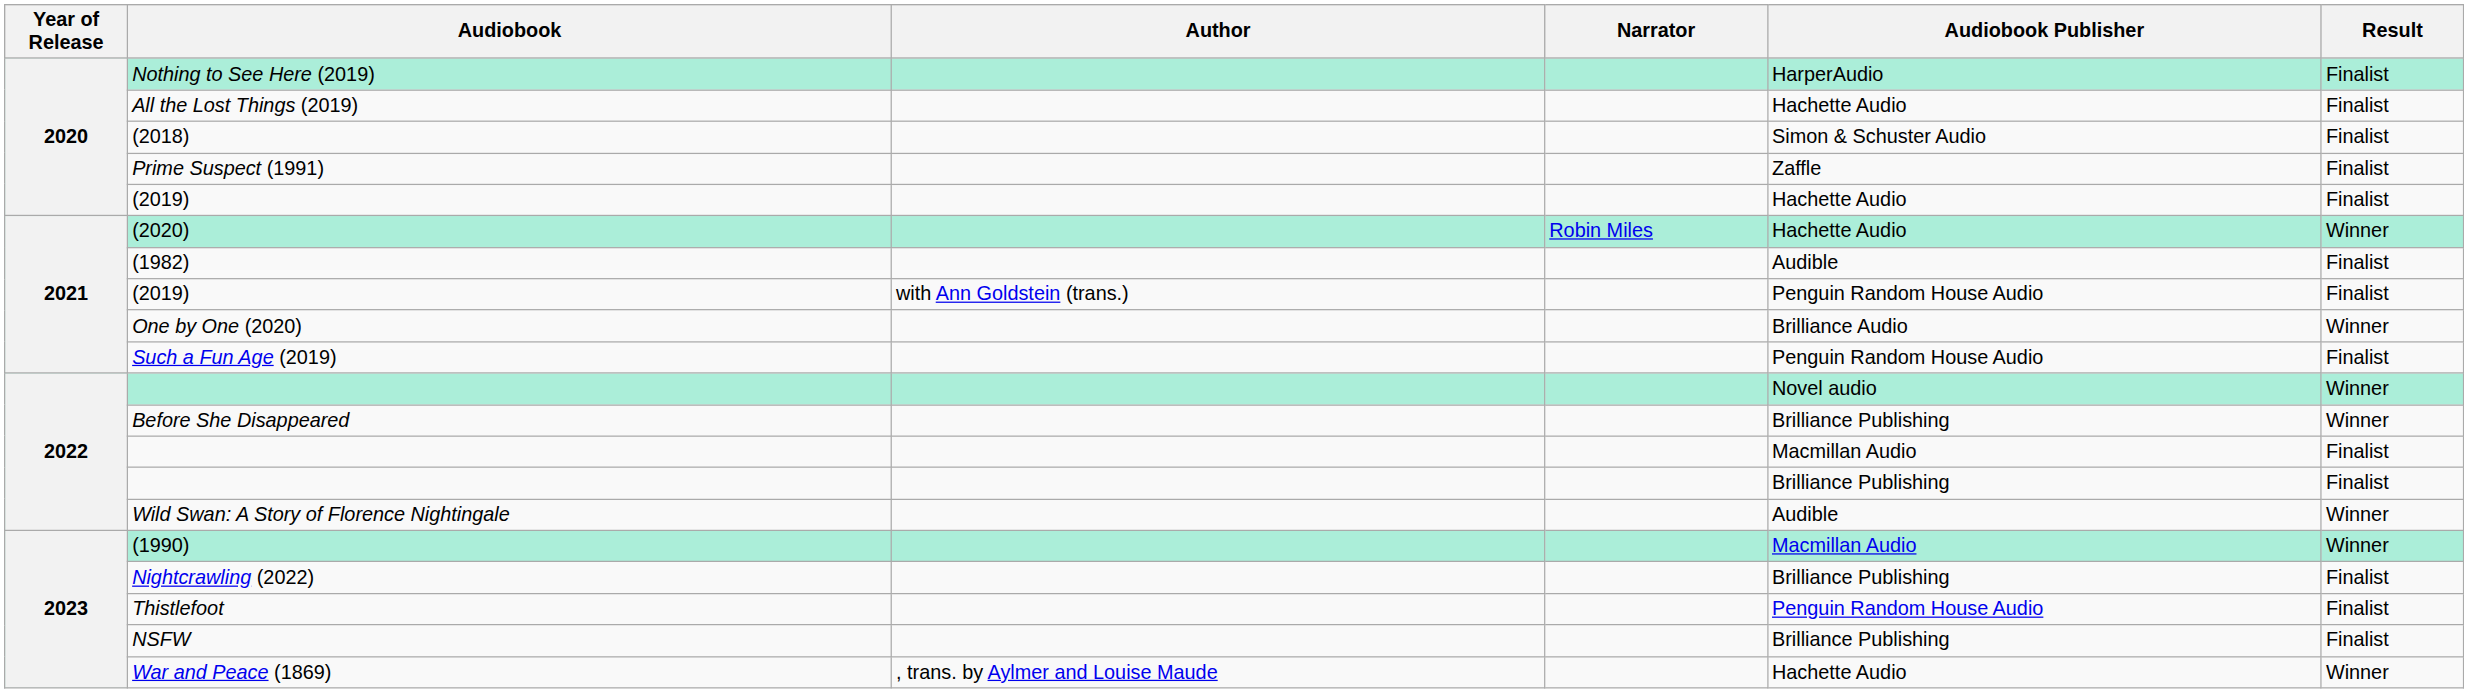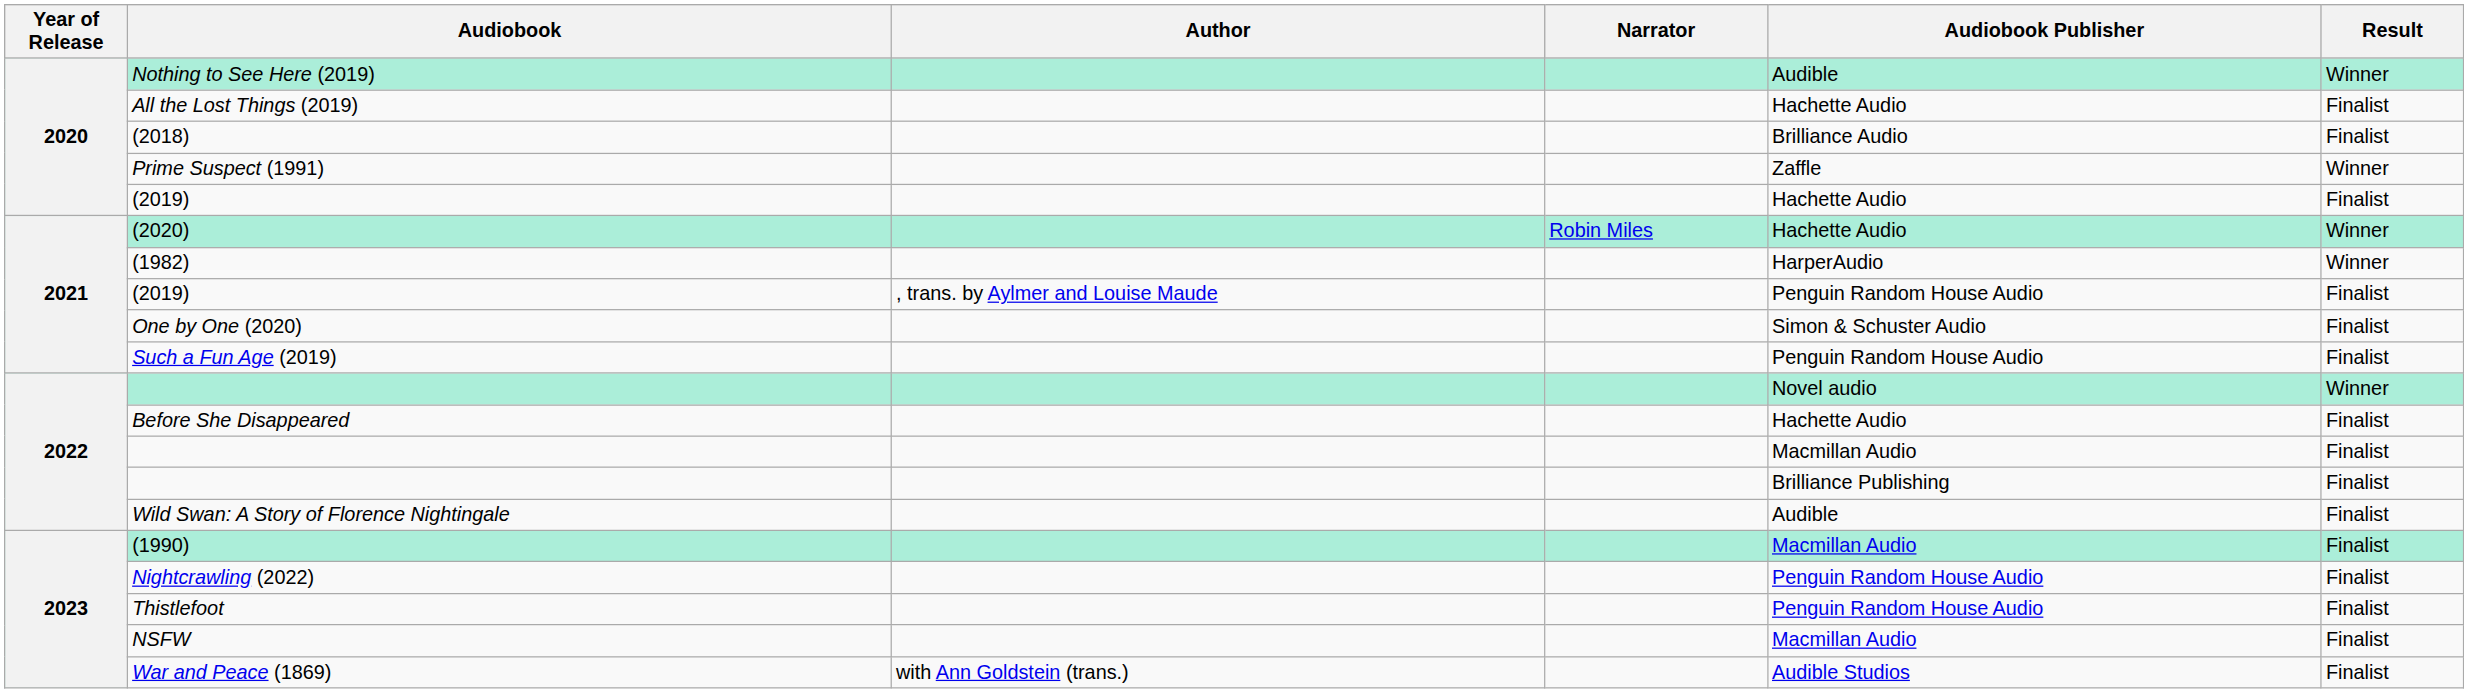(1828, 74) HarperAudio -> (1805, 74) Audible
(2357, 74) Finalist -> (2357, 74) Winner
(1879, 136) Simon & Schuster Audio -> (1840, 136) Brilliance Audio
(2357, 168) Finalist -> (2357, 168) Winner
(1805, 262) Audible -> (1828, 262) HarperAudio
(2357, 262) Finalist -> (2357, 262) Winner
(1012, 294) with Ann Goldstein (trans.) -> (1057, 294) , trans. by Aylmer and Louise Maude
(1840, 325) Brilliance Audio -> (1879, 325) Simon & Schuster Audio
(2357, 325) Winner -> (2357, 325) Finalist
(1861, 420) Brilliance Publishing -> (1839, 420) Hachette Audio
(2357, 420) Winner -> (2357, 420) Finalist
(2357, 514) Winner -> (2357, 514) Finalist
(2357, 545) Winner -> (2357, 545) Finalist
(1861, 577) Brilliance Publishing -> (1908, 577) Penguin Random House Audio
(1861, 640) Brilliance Publishing -> (1844, 640) Macmillan Audio
(1057, 671) , trans. by Aylmer and Louise Maude -> (1012, 671) with Ann Goldstein (trans.)
(1839, 671) Hachette Audio -> (1841, 671) Audible Studios
(2357, 671) Winner -> (2357, 671) Finalist
